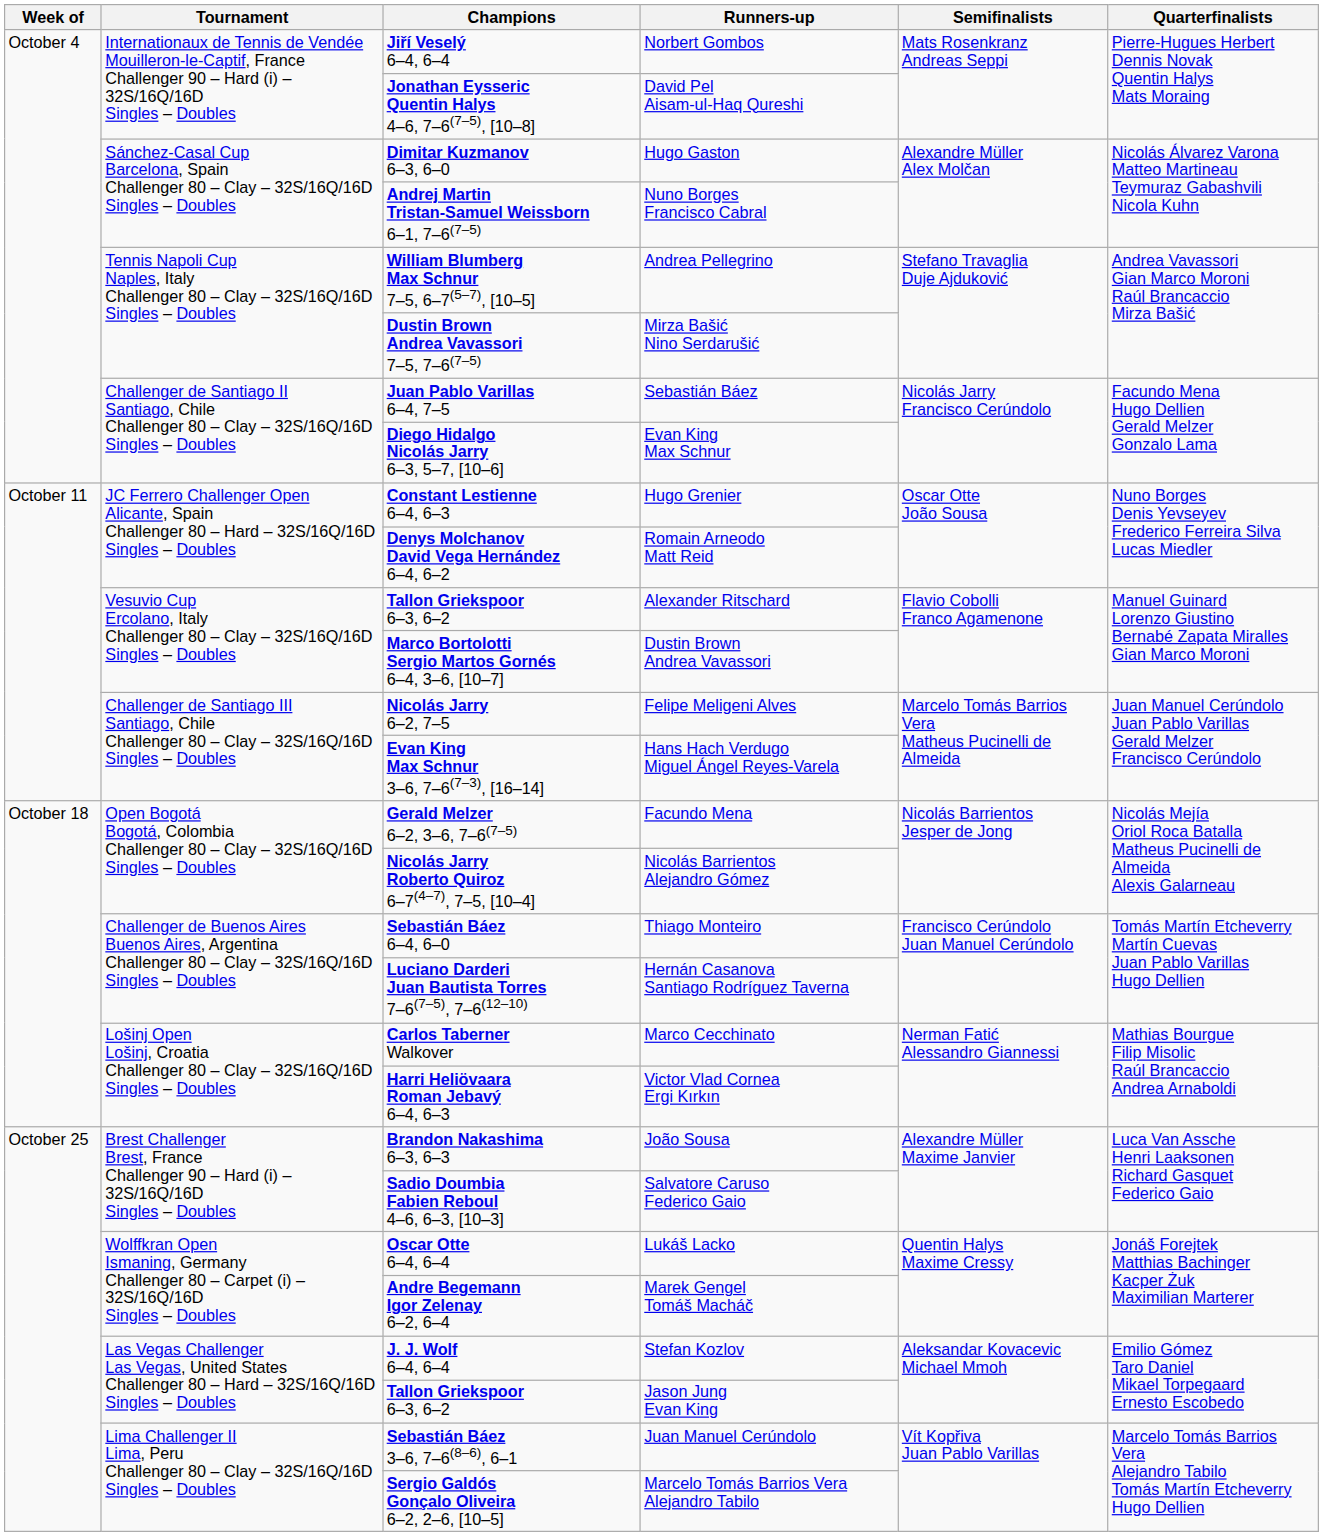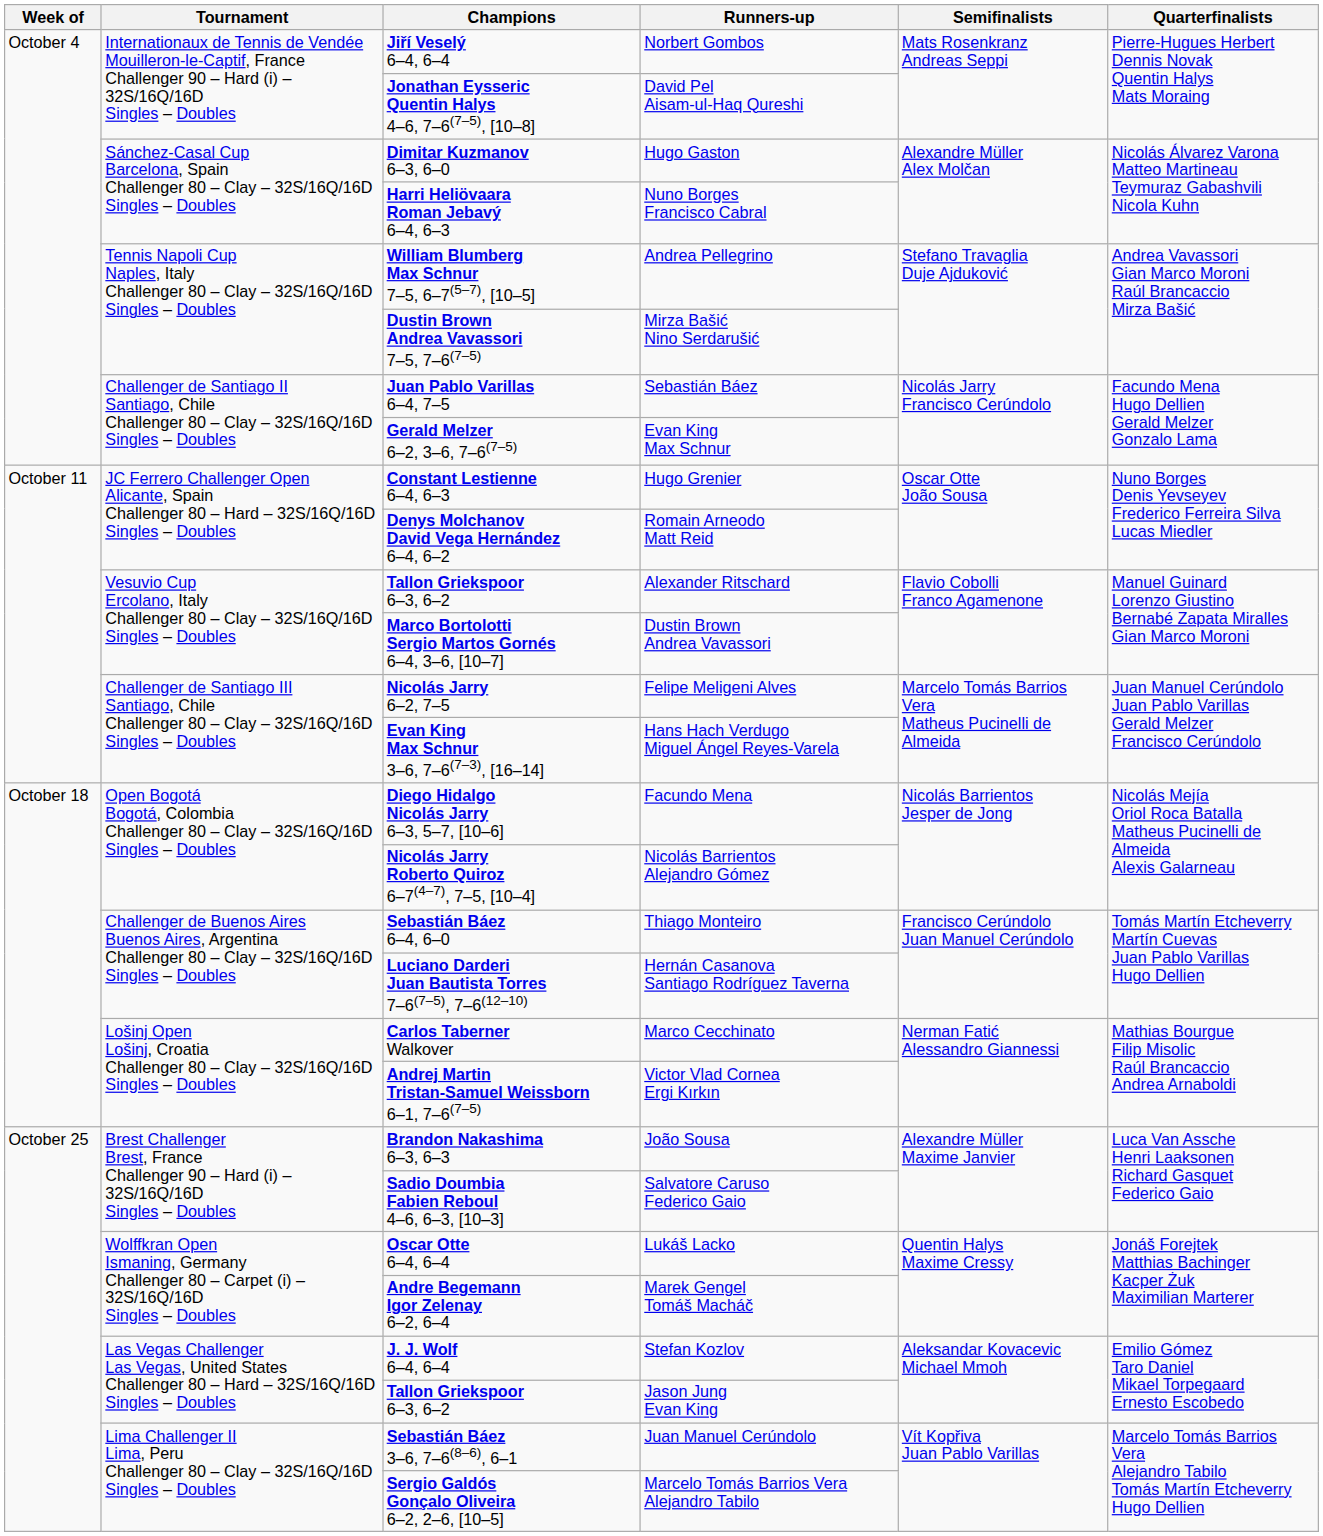(488, 215) Andrej Martin Tristan-Samuel Weissborn 6–1, 7–6(7–5) -> (449, 212) Harri Heliövaara Roman Jebavý 6–4, 6–3
(445, 452) Diego Hidalgo Nicolás Jarry 6–3, 5–7, [10–6] -> (452, 441) Gerald Melzer 6–2, 3–6, 7–6(7–5)
(452, 824) Gerald Melzer 6–2, 3–6, 7–6(7–5) -> (445, 813) Diego Hidalgo Nicolás Jarry 6–3, 5–7, [10–6]
(449, 1096) Harri Heliövaara Roman Jebavý 6–4, 6–3 -> (488, 1094) Andrej Martin Tristan-Samuel Weissborn 6–1, 7–6(7–5)
